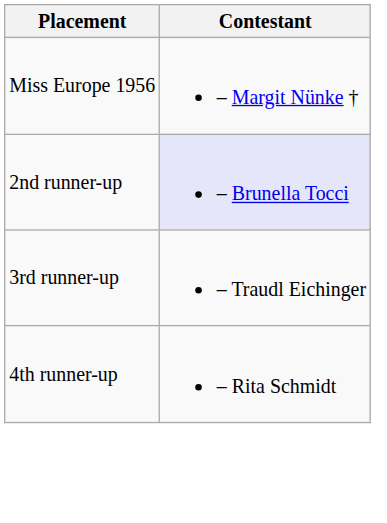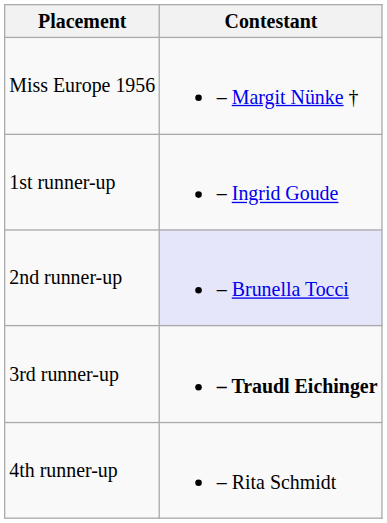+ row: (62, 181)
(265, 290) normal -> (271, 386) bold
